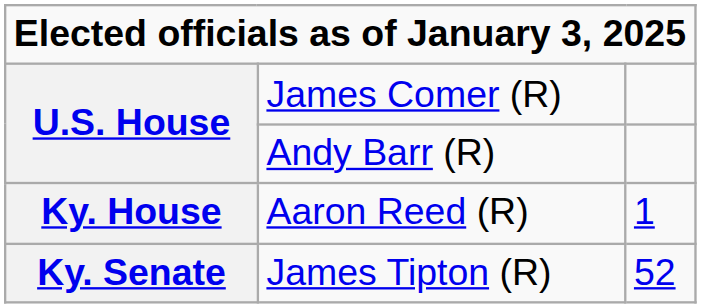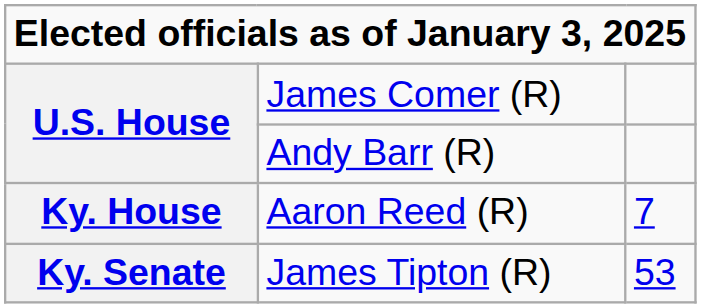(644, 212) 1 -> (644, 212) 7
(655, 271) 52 -> (655, 271) 53
